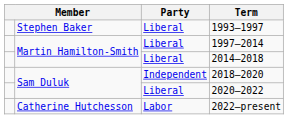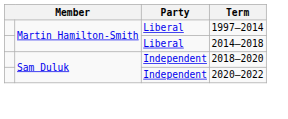- row: (238, 28)
(164, 91) Liberal -> (175, 75) Independent
- row: (246, 106)
